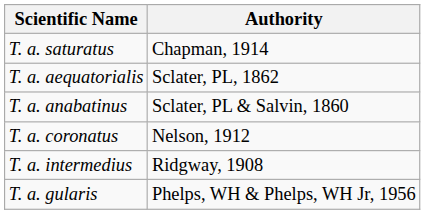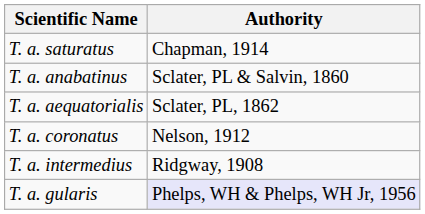rows swapped: (68, 106) <-> (76, 77)
(284, 194) no background -> (284, 194) lavender background
